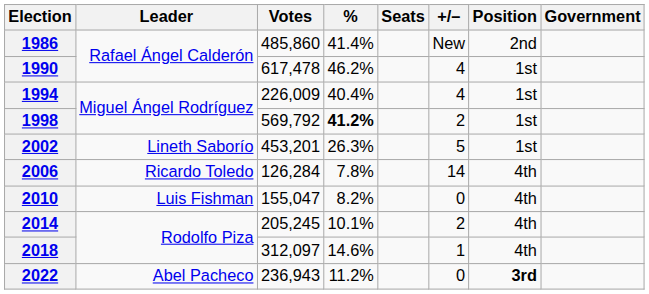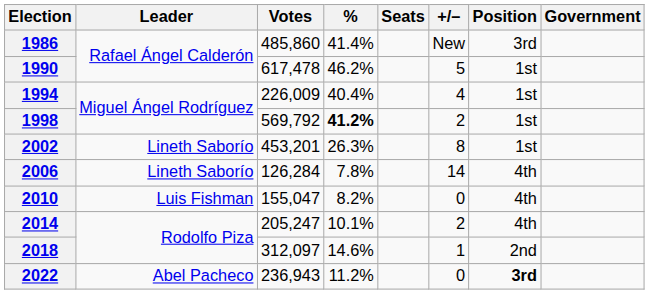(523, 43) 2nd -> (525, 43) 3rd
(460, 69) 4 -> (460, 69) 5
(460, 146) 5 -> (460, 146) 8
(199, 172) Ricardo Toledo -> (200, 172) Lineth Saborío
(290, 224) 205,245 -> (290, 224) 205,247
(526, 250) 4th -> (523, 250) 2nd
